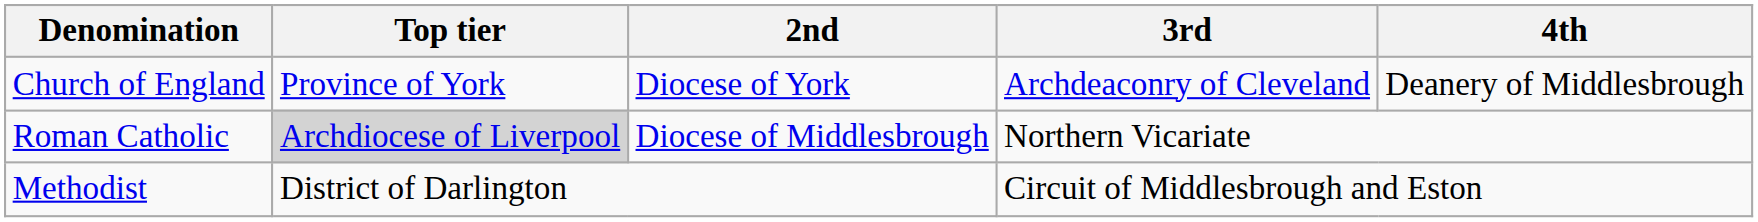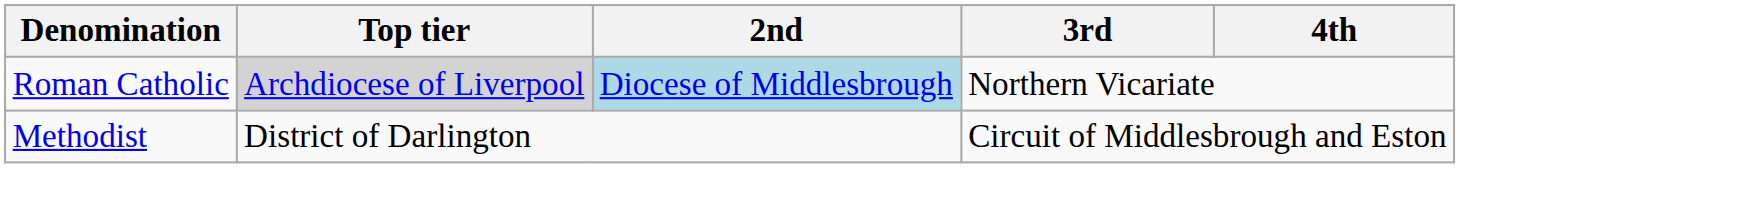- row: (139, 83)
(812, 135) no background -> (776, 83) lightblue background
